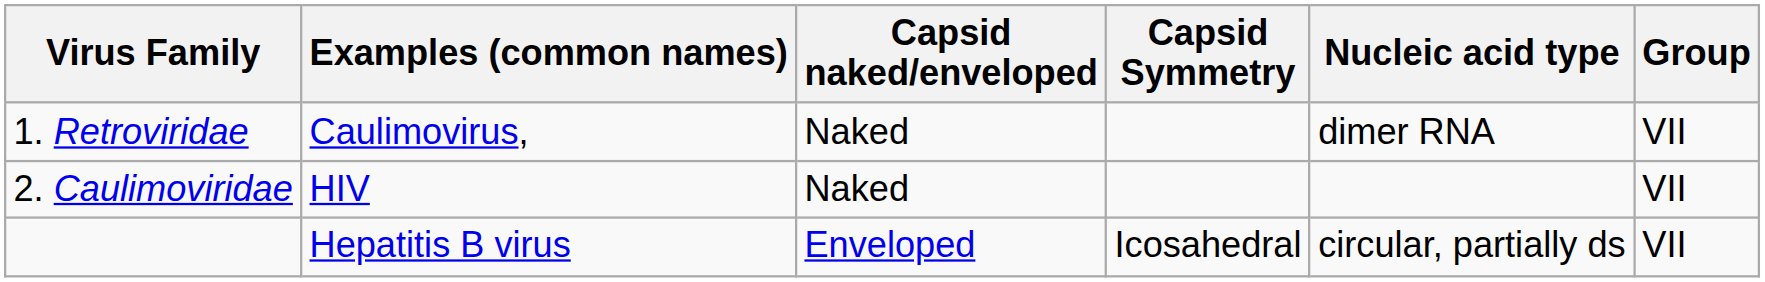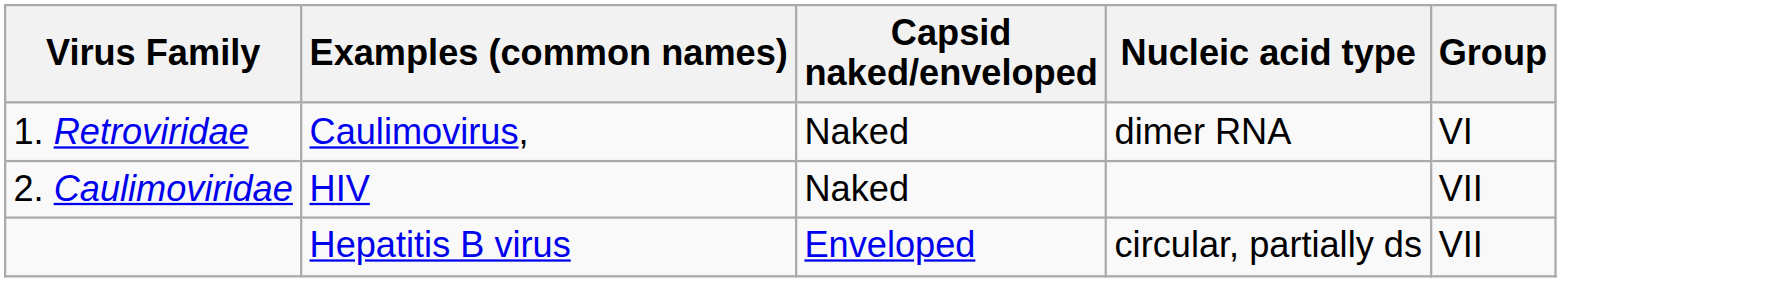- column: (1208, 53)
(1664, 131) VII -> (1456, 131) VI
